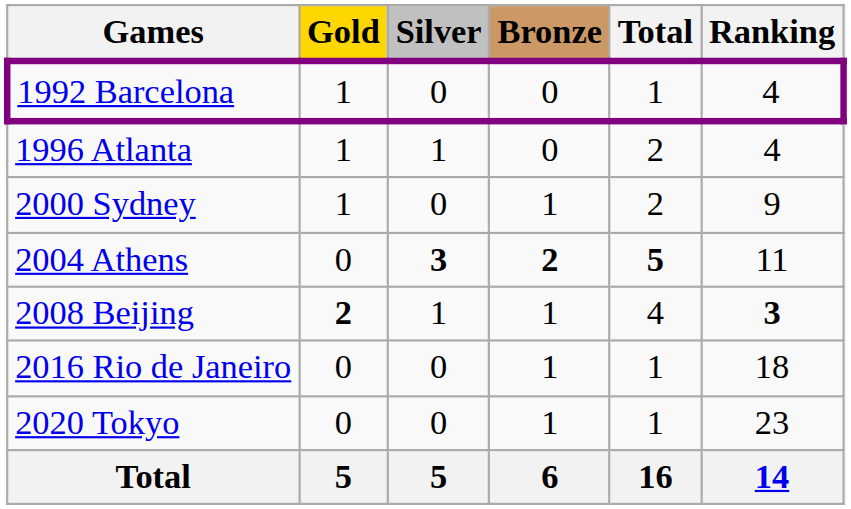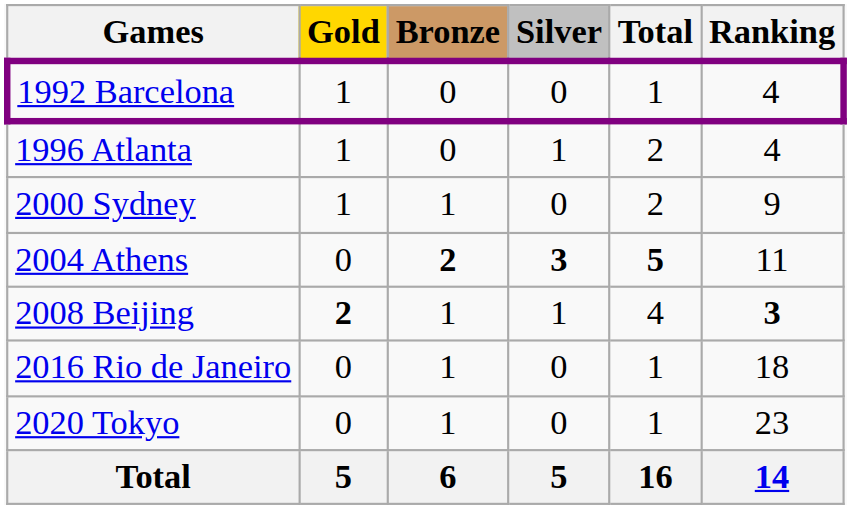columns swapped: (439, 31) <-> (550, 31)
